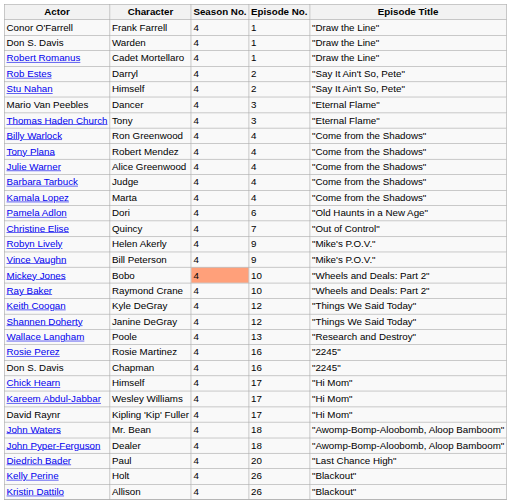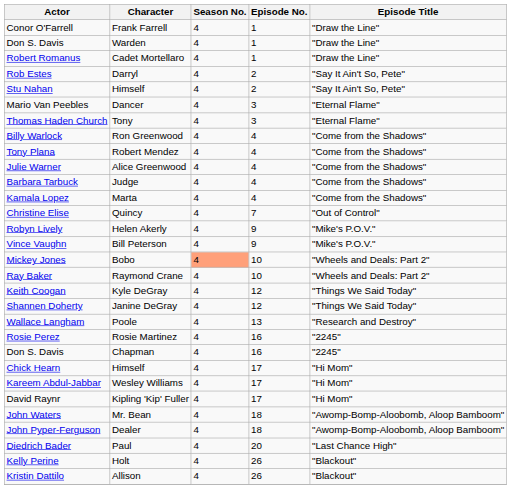- row: (37, 213)
